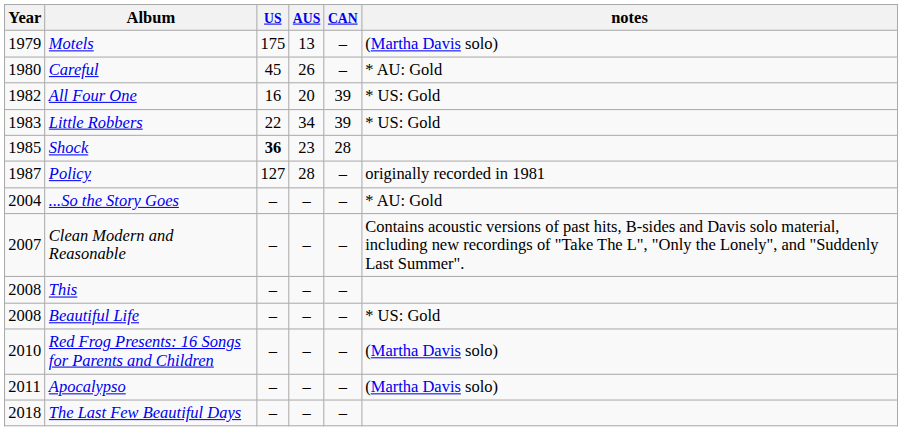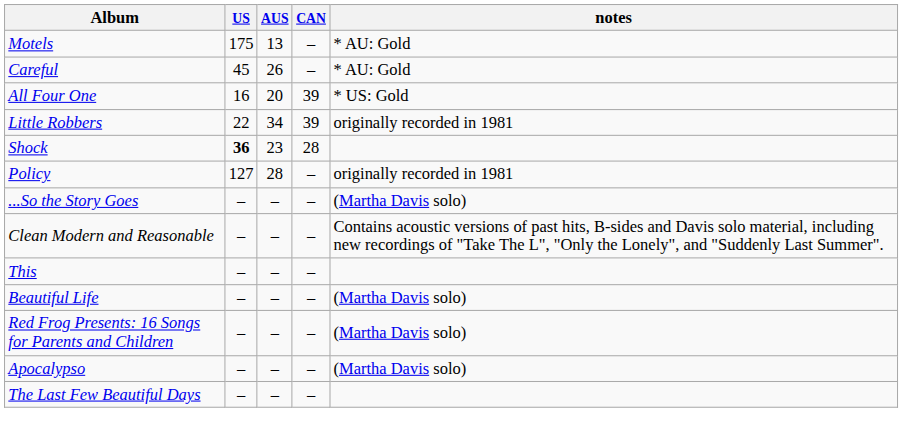- column: (25, 17)
(432, 43) (Martha Davis solo) -> (372, 43) * AU: Gold
(403, 122) * US: Gold -> (423, 122) originally recorded in 1981
(404, 200) * AU: Gold -> (400, 200) (Martha Davis solo)
(403, 316) * US: Gold -> (400, 297) (Martha Davis solo)
